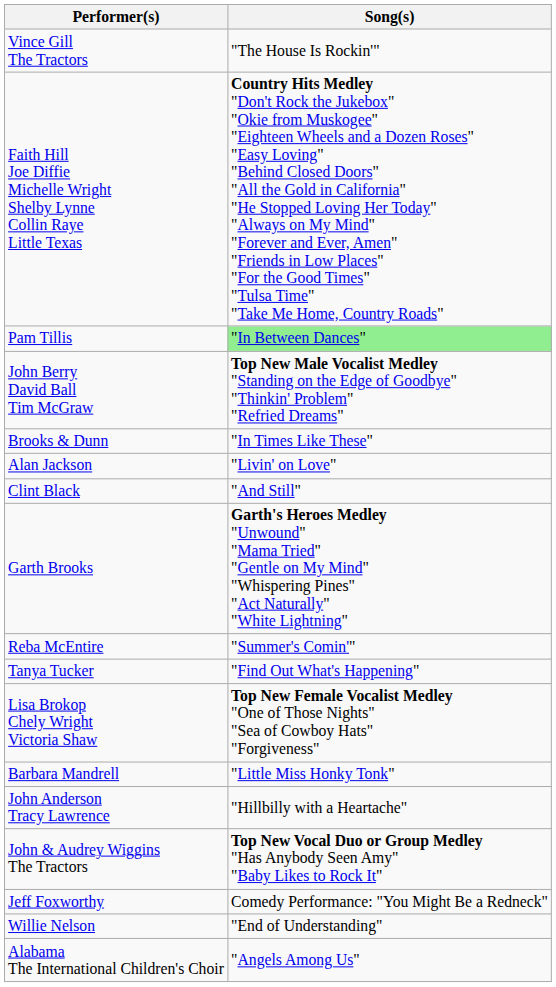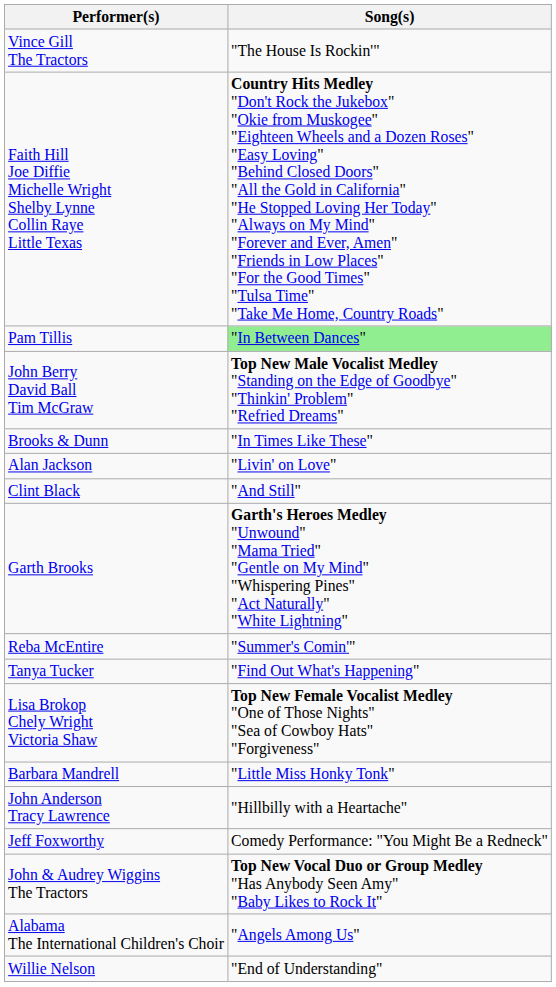rows swapped: (84, 858) <-> (56, 901)
rows swapped: (52, 926) <-> (116, 960)
